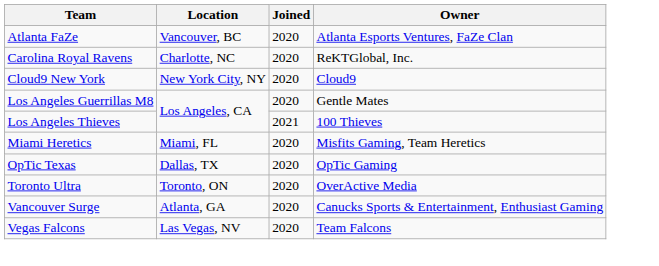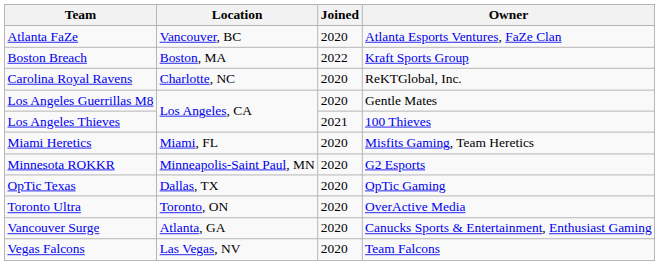+ row: (47, 57)
- row: (56, 79)
+ row: (61, 164)
